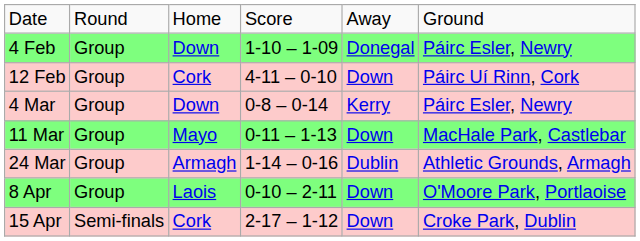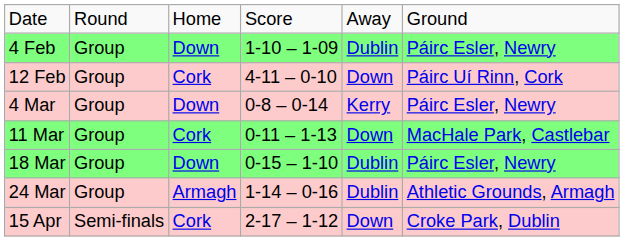(381, 47) Donegal -> (372, 47) Dublin
(195, 134) Mayo -> (192, 134) Cork
+ row: (37, 163)
- row: (30, 192)
